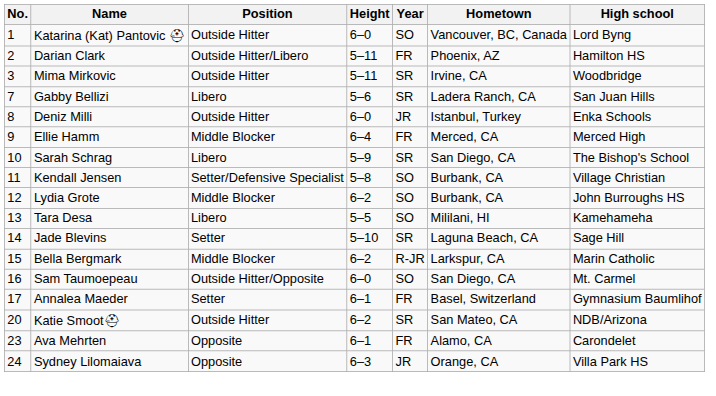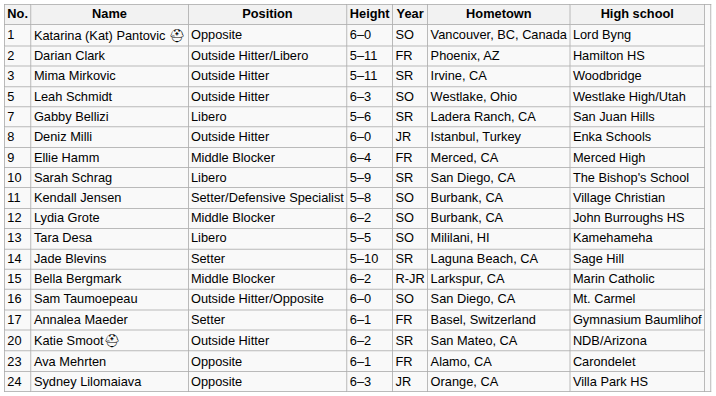(230, 35) Outside Hitter -> (217, 35) Opposite
+ row: (73, 96)
